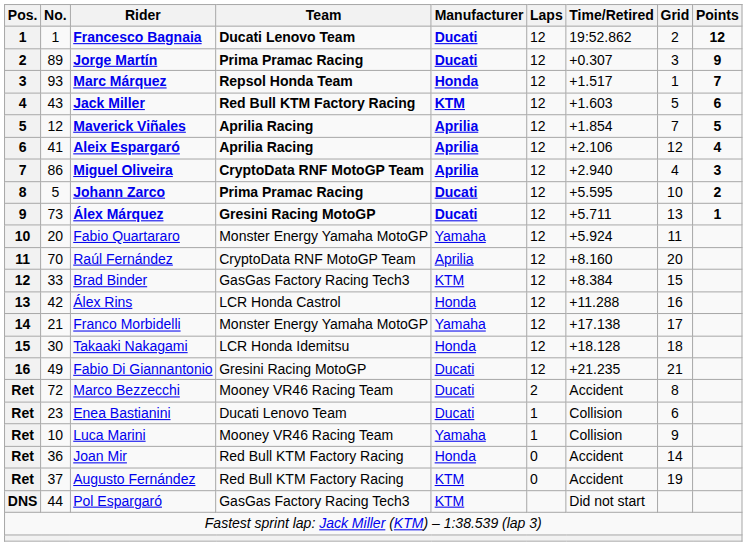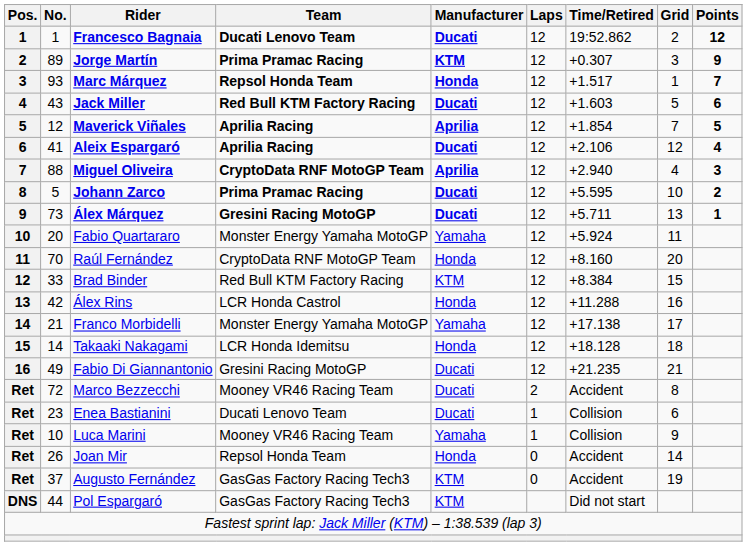(456, 59) Ducati -> (450, 59) KTM
(450, 103) KTM -> (456, 103) Ducati
(456, 148) Aprilia -> (456, 148) Ducati
(55, 170) 86 -> (55, 170) 88
(454, 258) Aprilia -> (455, 258) Honda
(314, 280) GasGas Factory Racing Tech3 -> (311, 280) Red Bull KTM Factory Racing
(55, 346) 30 -> (55, 346) 14
(55, 457) 36 -> (55, 457) 26
(311, 457) Red Bull KTM Factory Racing -> (283, 457) Repsol Honda Team
(311, 479) Red Bull KTM Factory Racing -> (314, 479) GasGas Factory Racing Tech3
